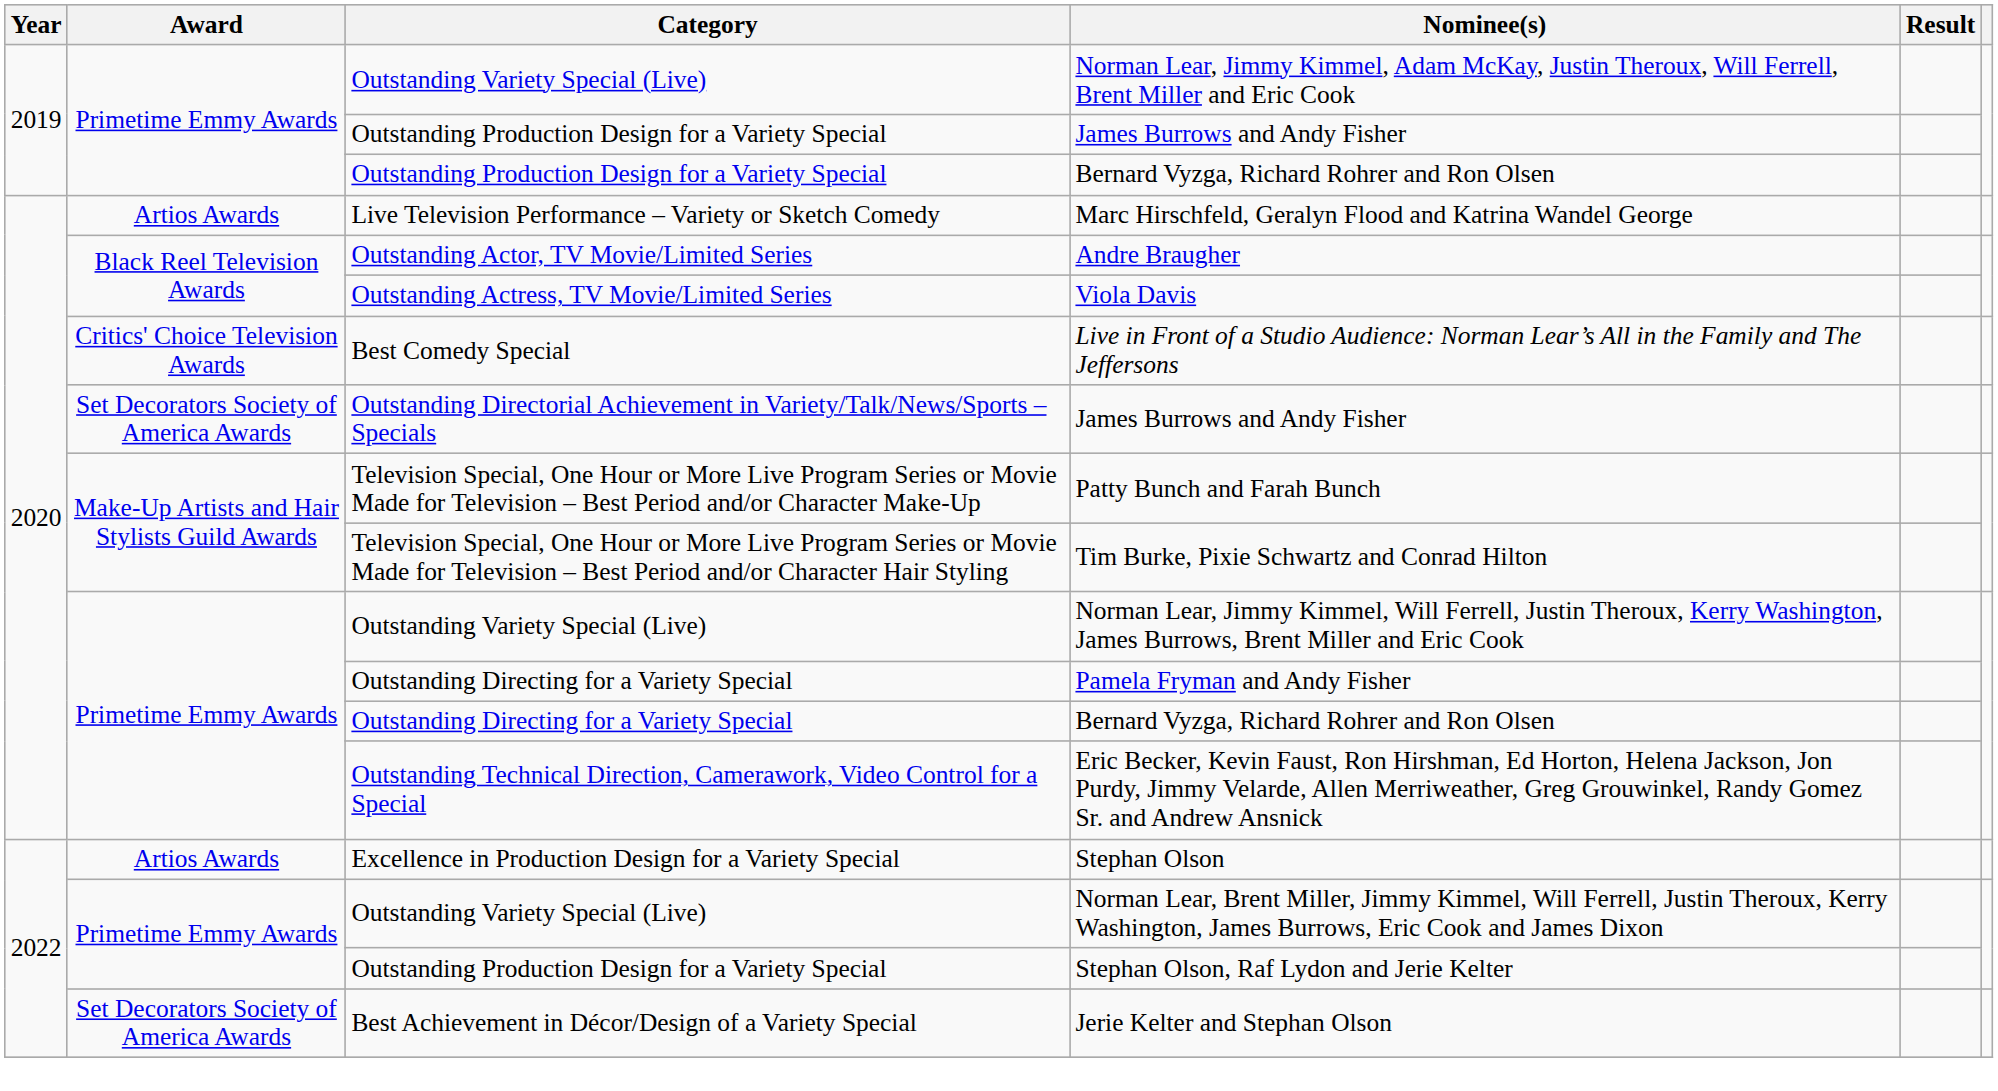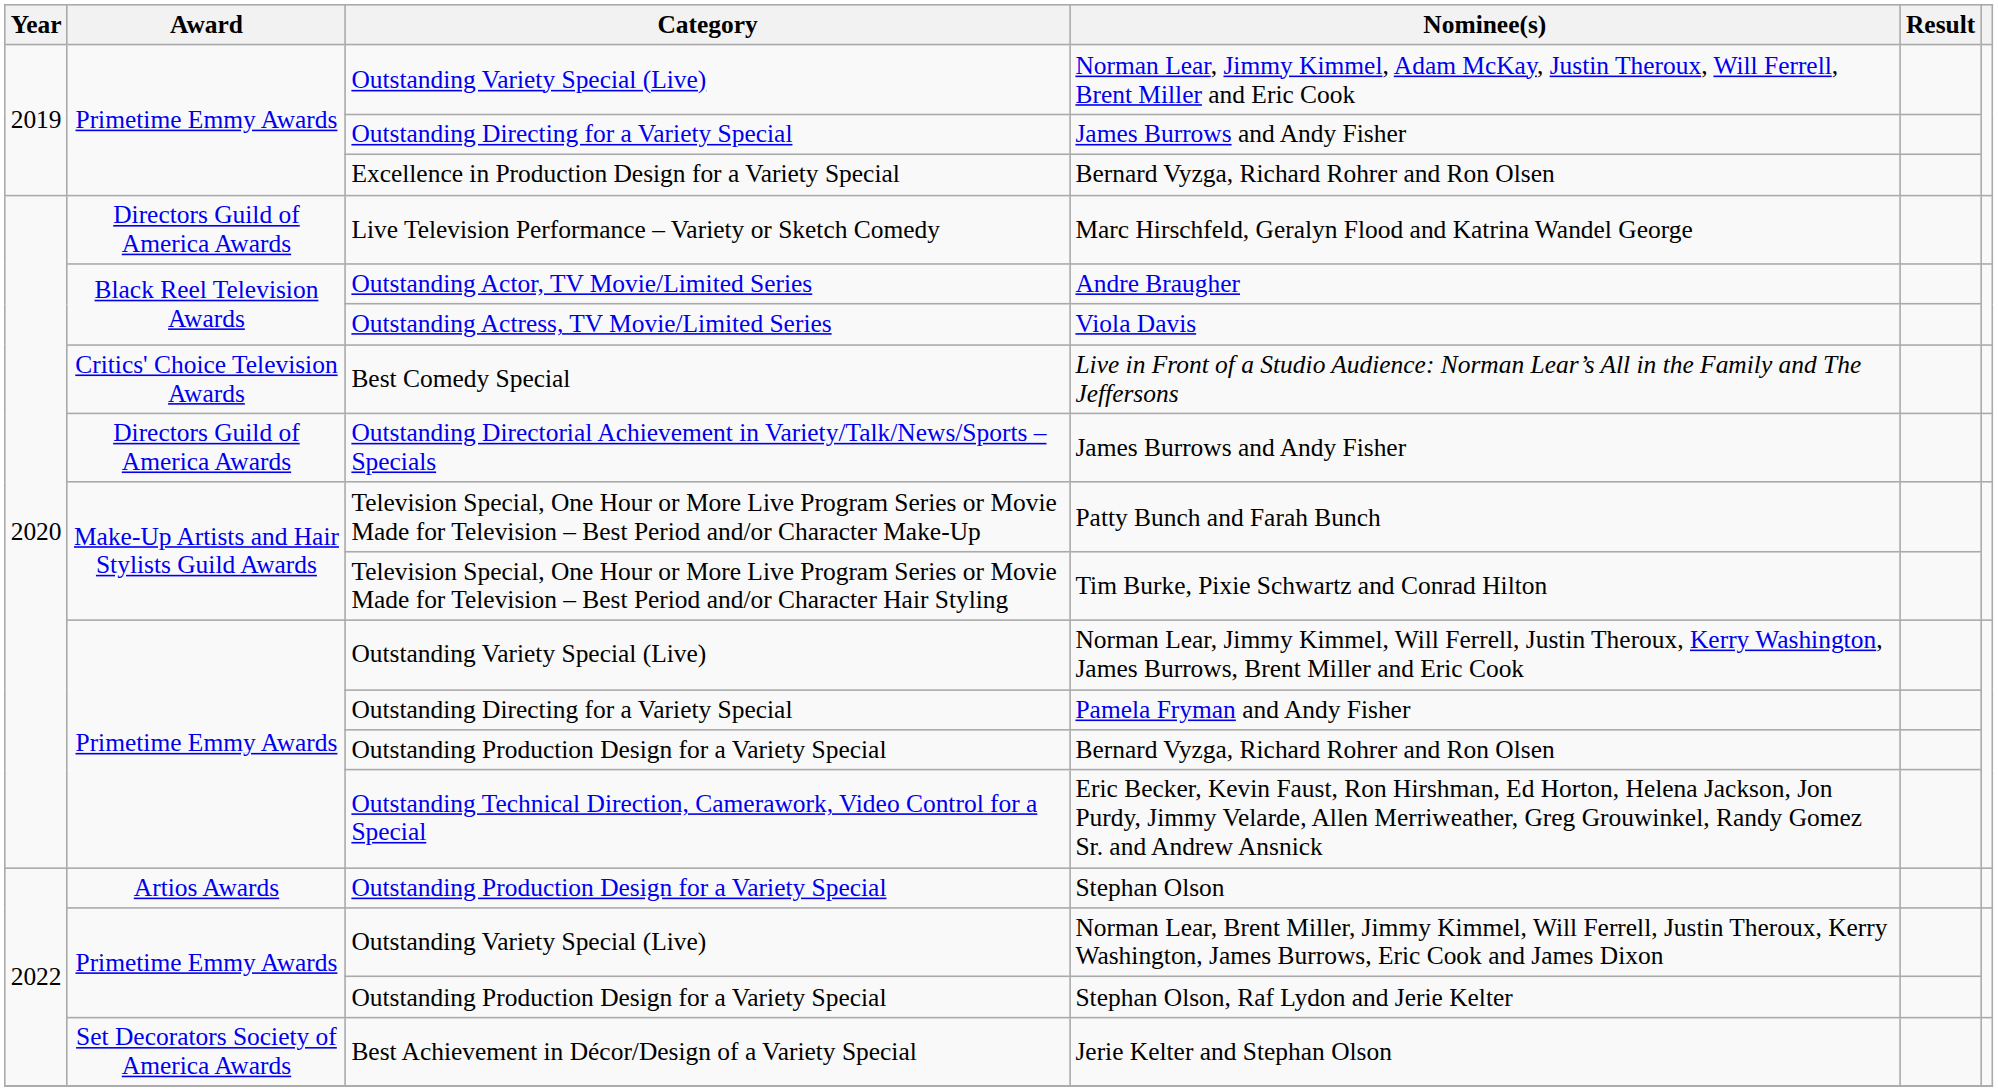(619, 133) Outstanding Production Design for a Variety Special -> (572, 133) Outstanding Directing for a Variety Special
(619, 174) Outstanding Production Design for a Variety Special -> (626, 174) Excellence in Production Design for a Variety Special
(206, 214) Artios Awards -> (206, 228) Directors Guild of America Awards
(206, 418) Set Decorators Society of America Awards -> (206, 447) Directors Guild of America Awards
(572, 720) Outstanding Directing for a Variety Special -> (619, 749) Outstanding Production Design for a Variety Special
(626, 858) Excellence in Production Design for a Variety Special -> (619, 887) Outstanding Production Design for a Variety Special
